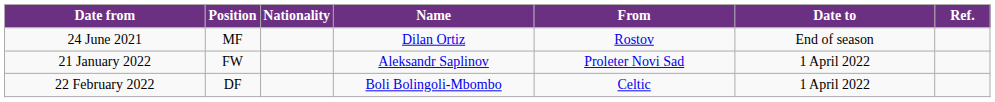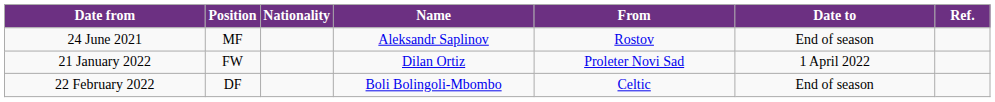(434, 39) Dilan Ortiz -> (434, 39) Aleksandr Saplinov
(434, 62) Aleksandr Saplinov -> (434, 62) Dilan Ortiz
(835, 85) 1 April 2022 -> (835, 85) End of season
